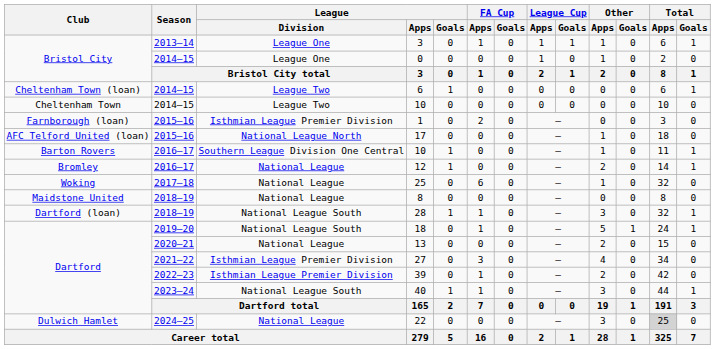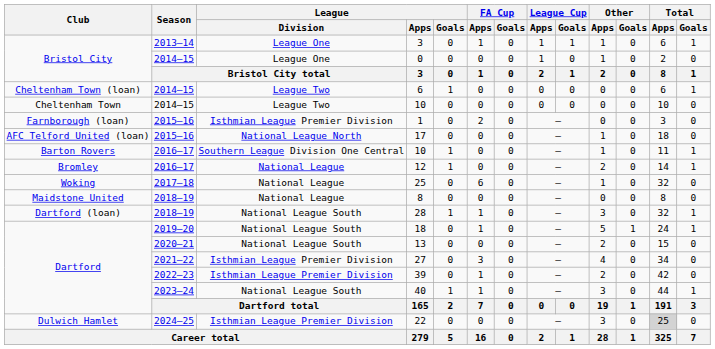(301, 244) National League -> (301, 244) National League South
(301, 321) National League -> (301, 321) Isthmian League Premier Division
